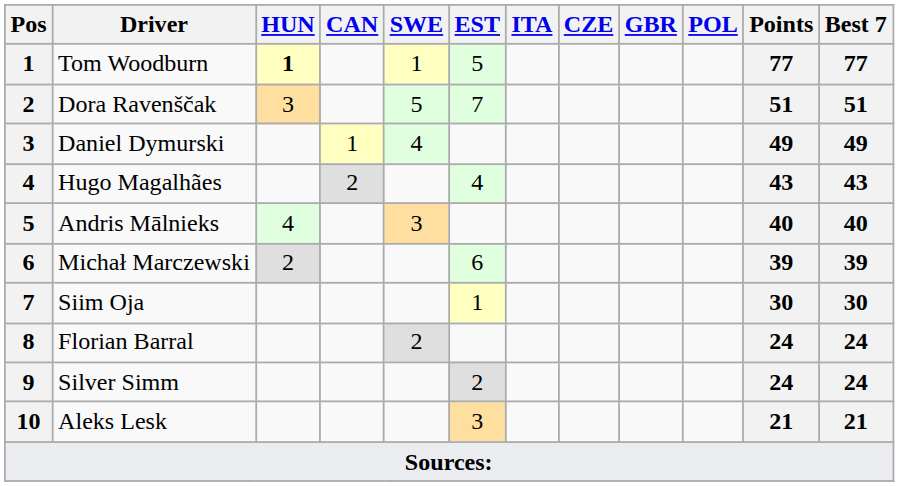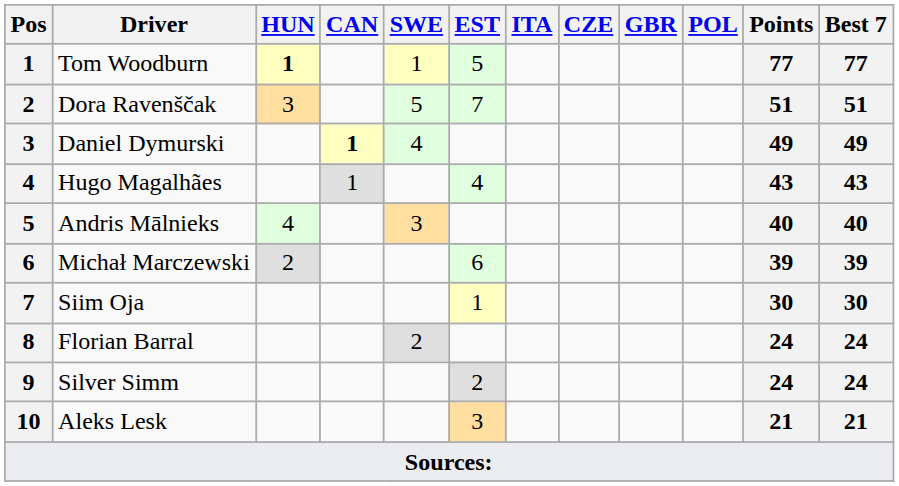(352, 143) normal -> (352, 143) bold
(352, 182) 2 -> (352, 182) 1
